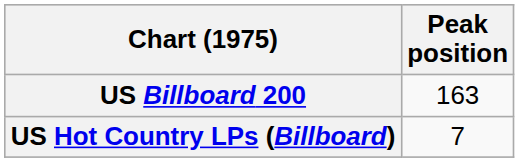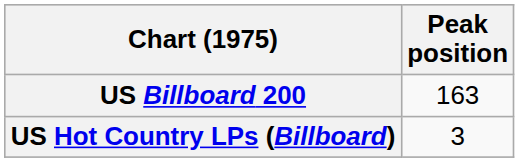(458, 136) 7 -> (458, 136) 3
